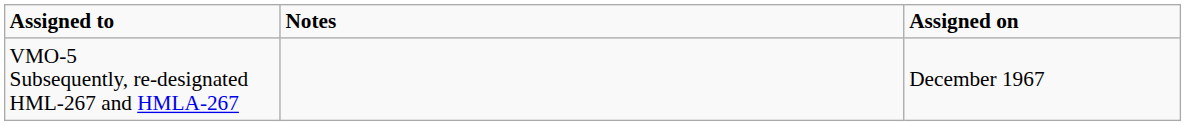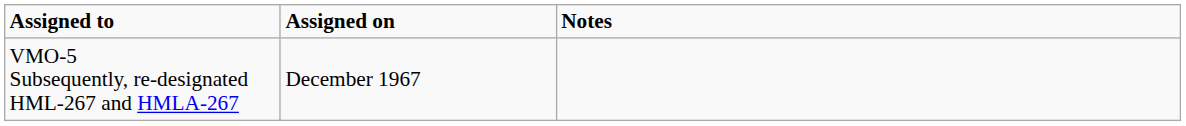columns swapped: (964, 21) <-> (311, 21)
